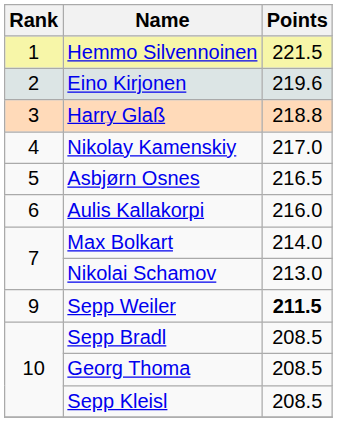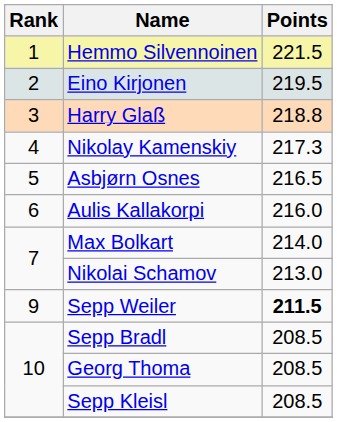(297, 83) 219.6 -> (297, 83) 219.5
(297, 147) 217.0 -> (297, 147) 217.3
